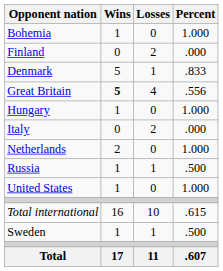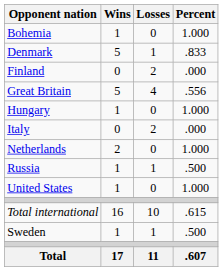rows swapped: (30, 71) <-> (26, 52)
(117, 91) bold -> (117, 91) normal
